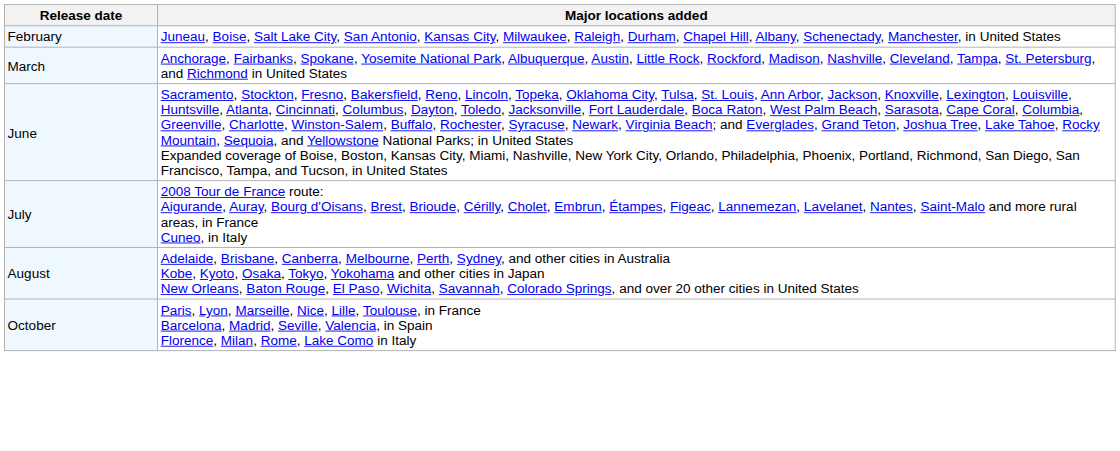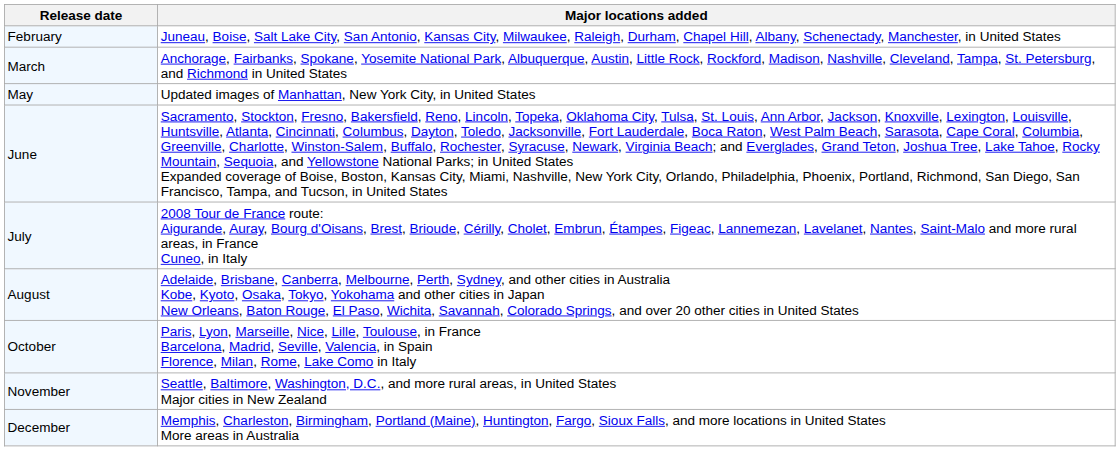+ row: (20, 95)
+ row: (39, 391)
+ row: (39, 427)
